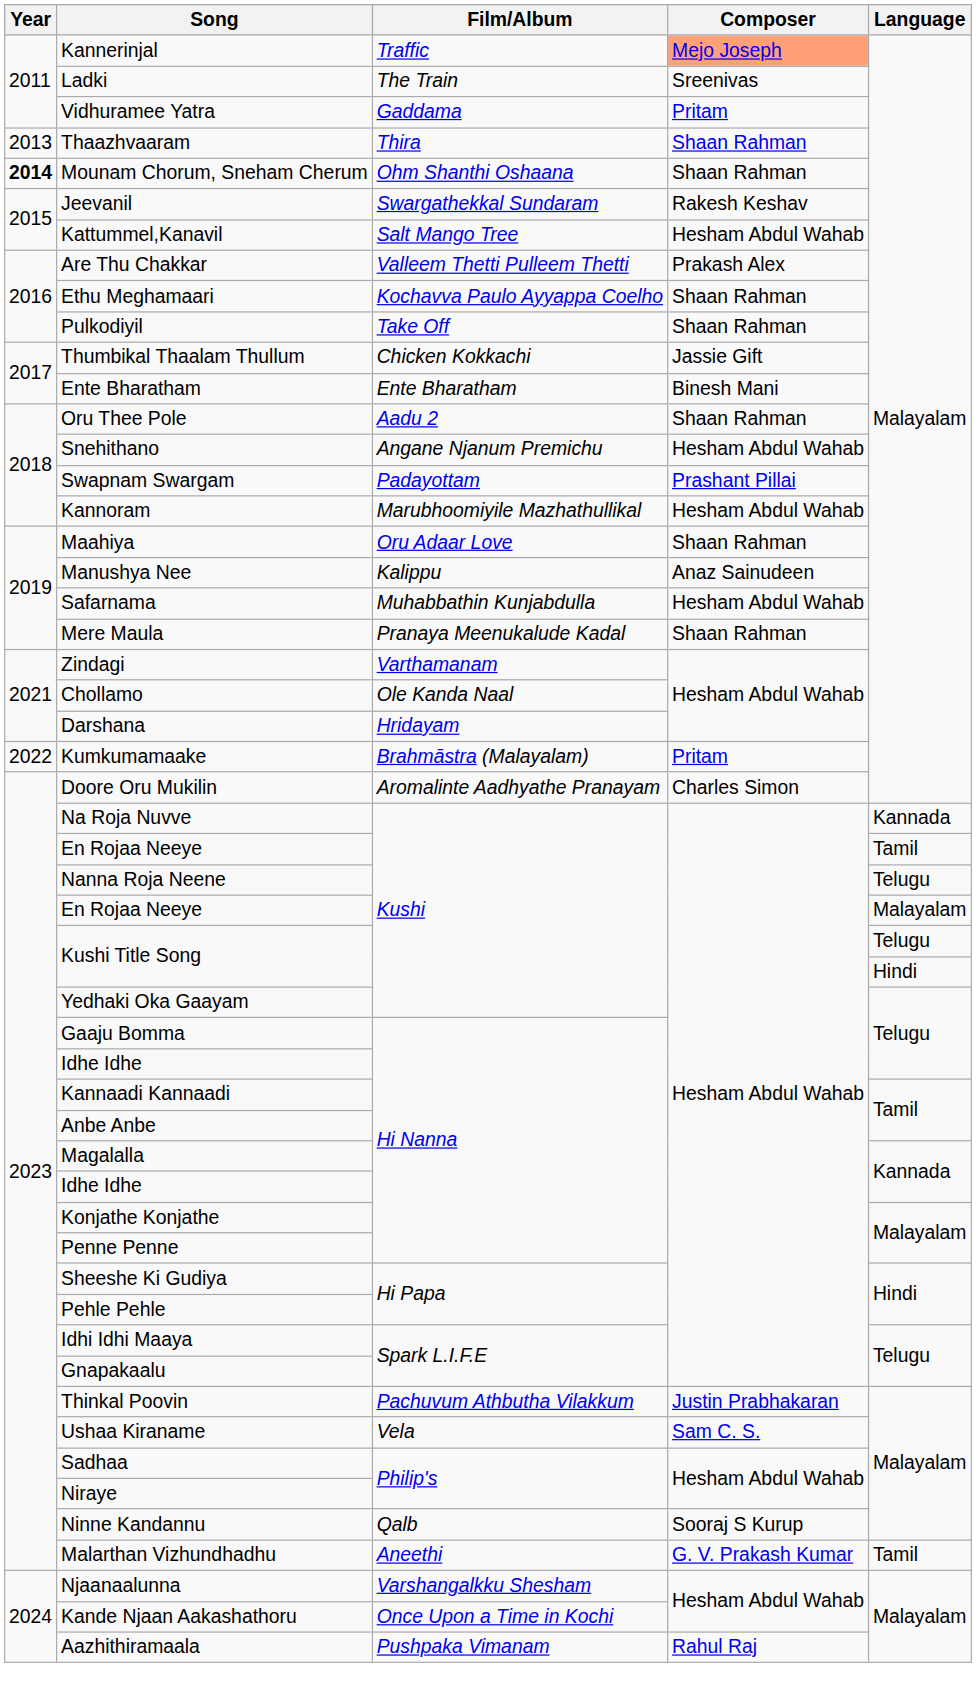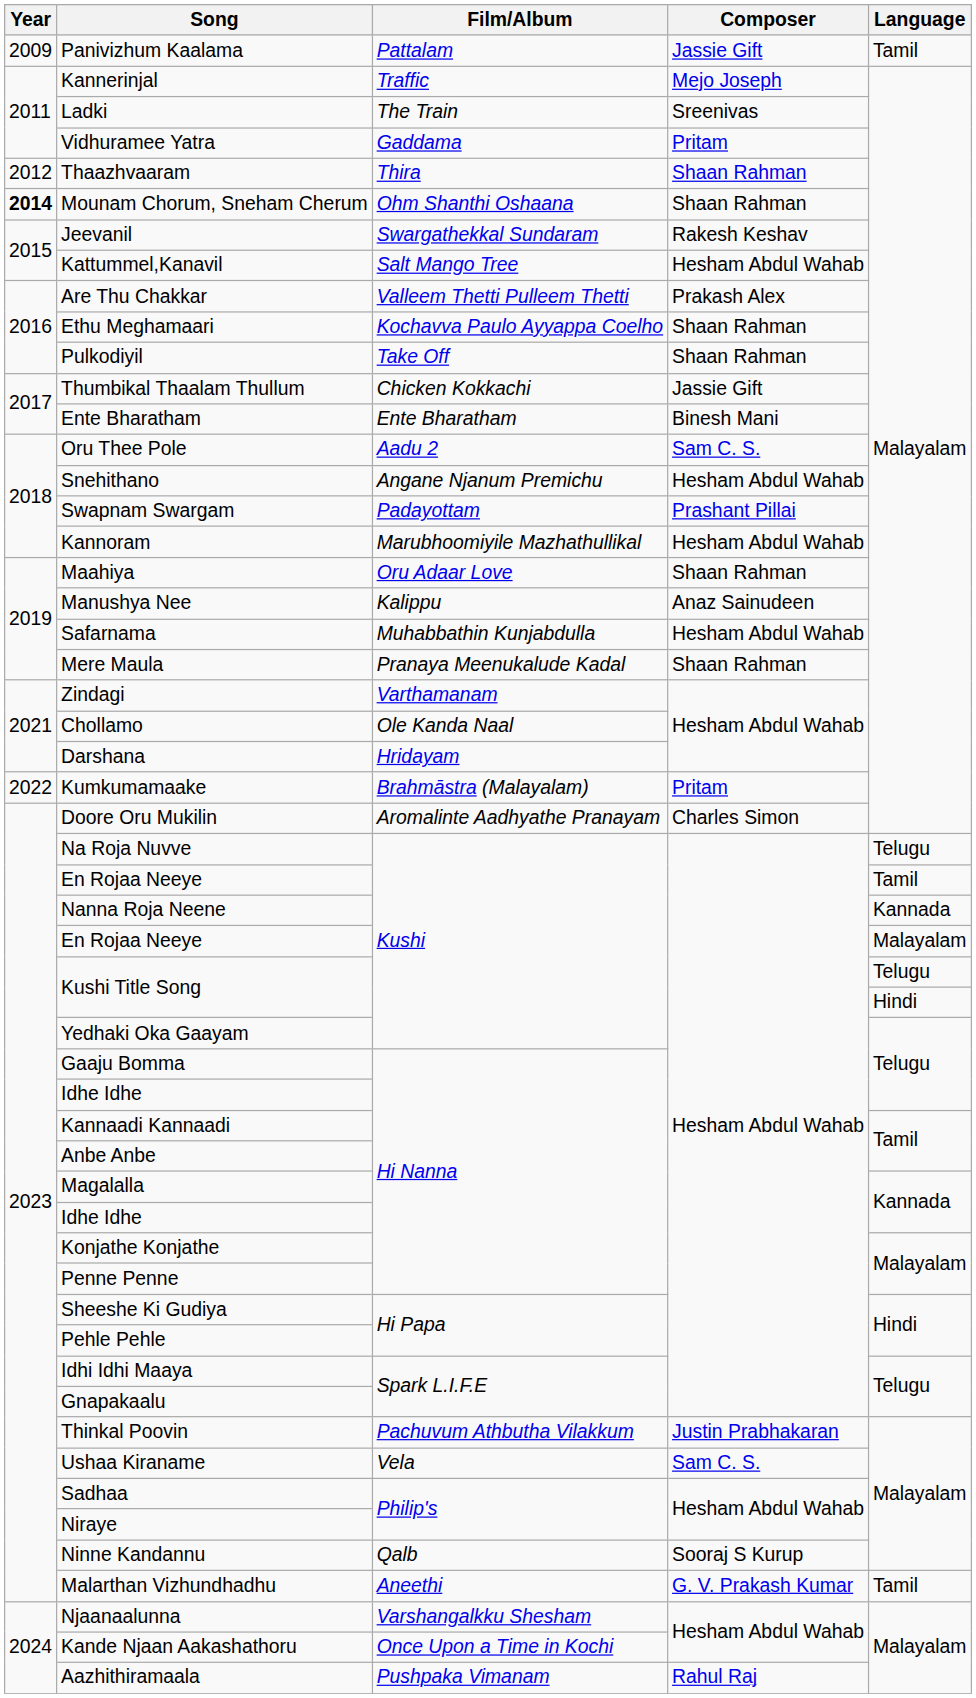+ row: (152, 50)
(727, 50) lightsalmon background -> (727, 81) no background
(31, 142) 2013 -> (31, 173) 2012
(739, 419) Shaan Rahman -> (716, 449) Sam C. S.
(912, 818) Kannada -> (901, 848) Telugu
(901, 879) Telugu -> (912, 910) Kannada
